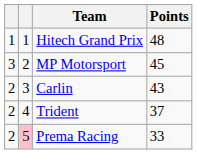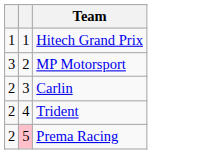- column: (169, 16)
